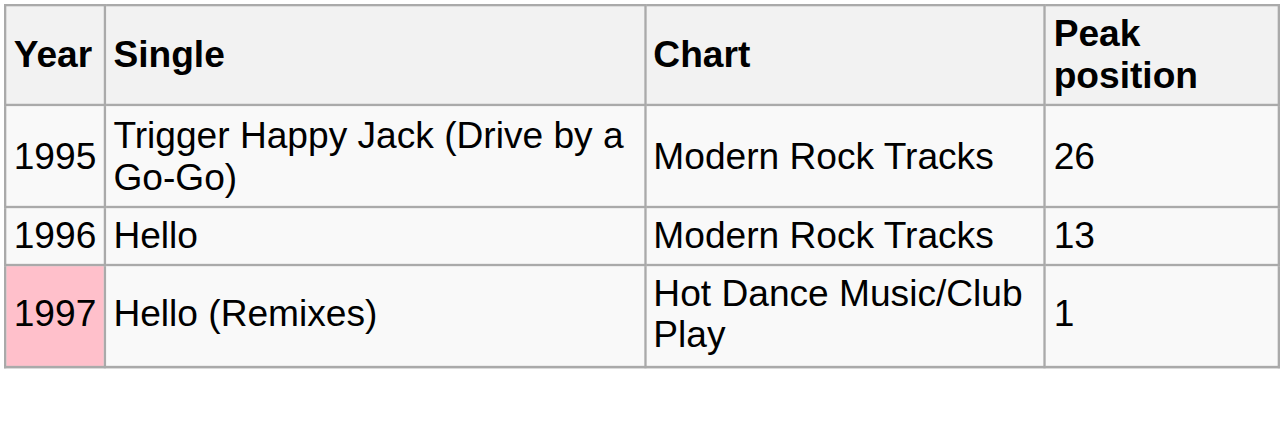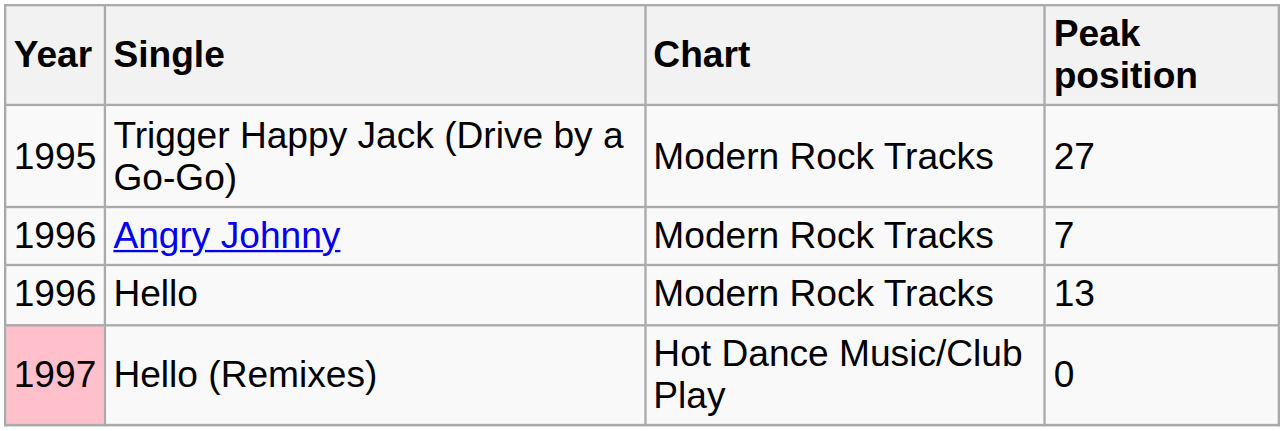(1074, 155) 26 -> (1074, 155) 27
+ row: (227, 235)
(1064, 314) 1 -> (1064, 373) 0
